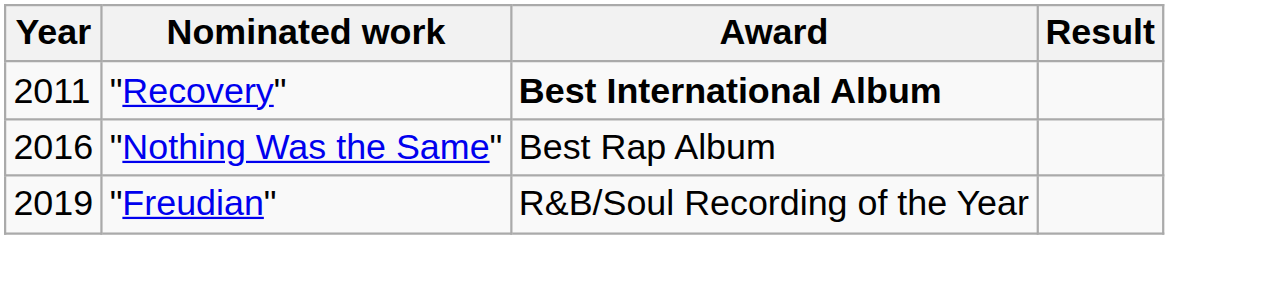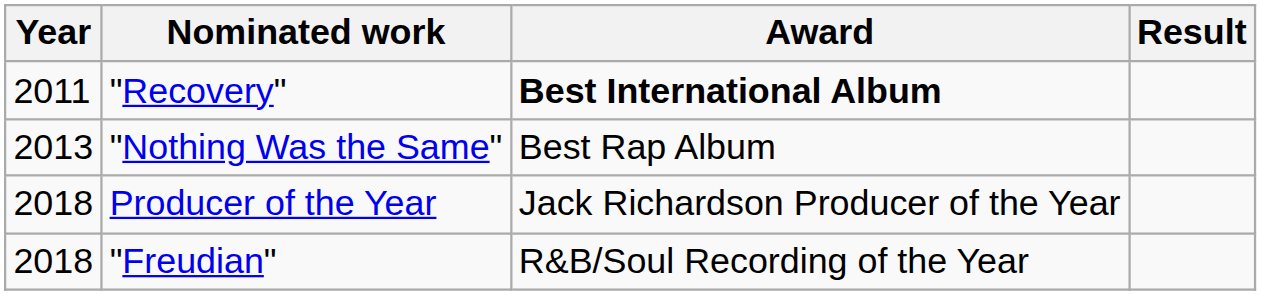(53, 146) 2016 -> (53, 146) 2013
+ row: (273, 203)
(53, 203) 2019 -> (53, 260) 2018
